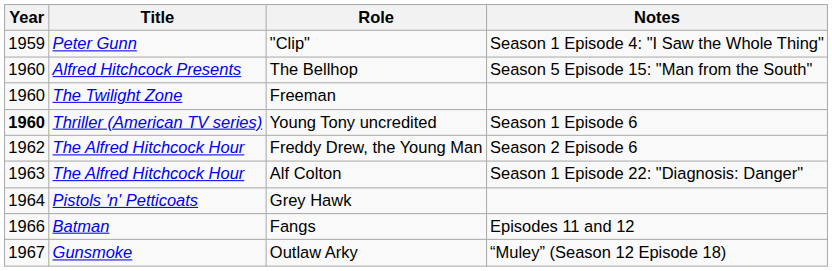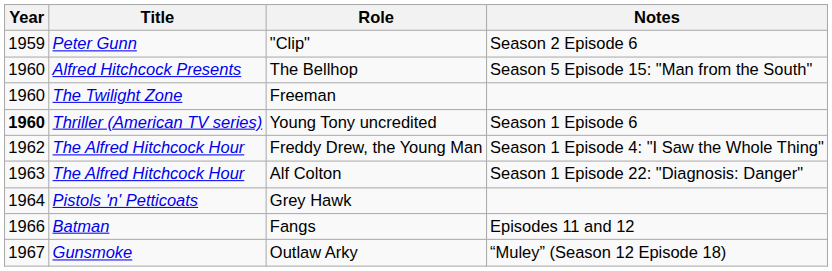(657, 43) Season 1 Episode 4: "I Saw the Whole Thing" -> (564, 43) Season 2 Episode 6
(564, 148) Season 2 Episode 6 -> (657, 148) Season 1 Episode 4: "I Saw the Whole Thing"
